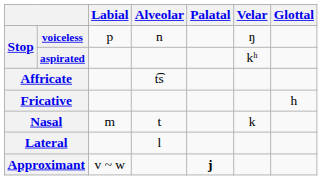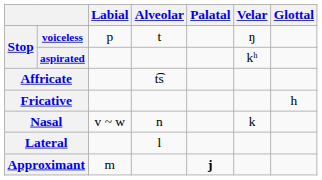(159, 36) n -> (159, 36) t
(110, 121) m -> (110, 121) v ~ w
(159, 121) t -> (159, 121) n
(110, 164) v ~ w -> (110, 164) m
